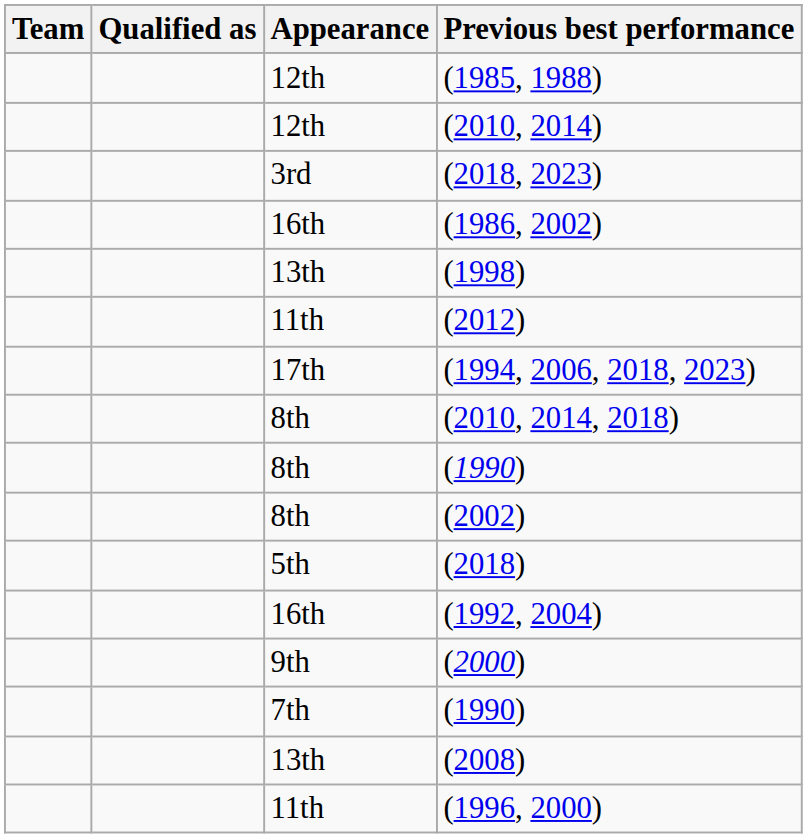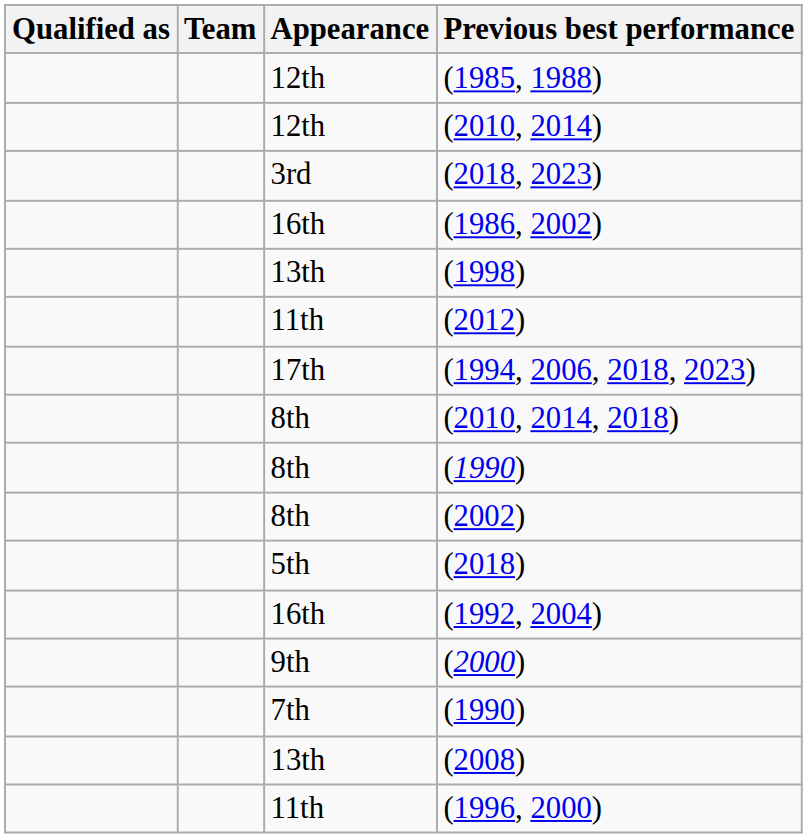columns swapped: (48, 28) <-> (177, 28)
